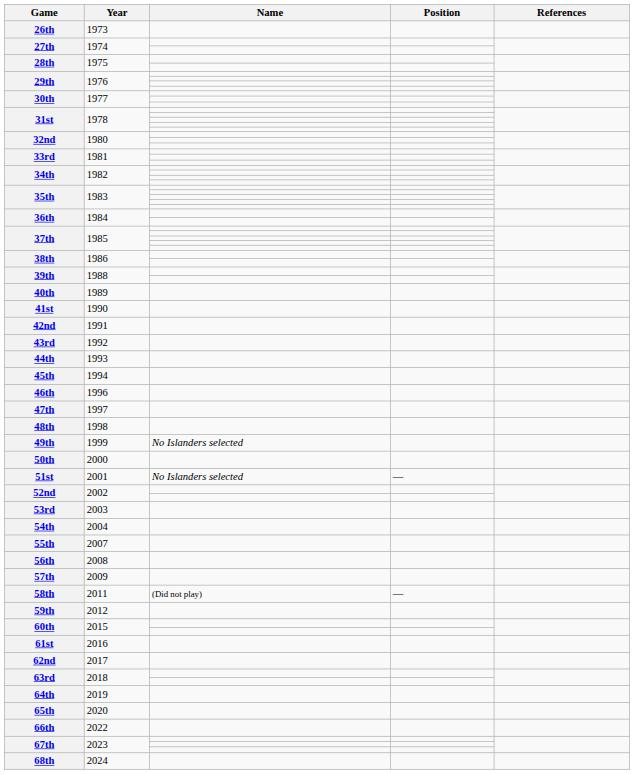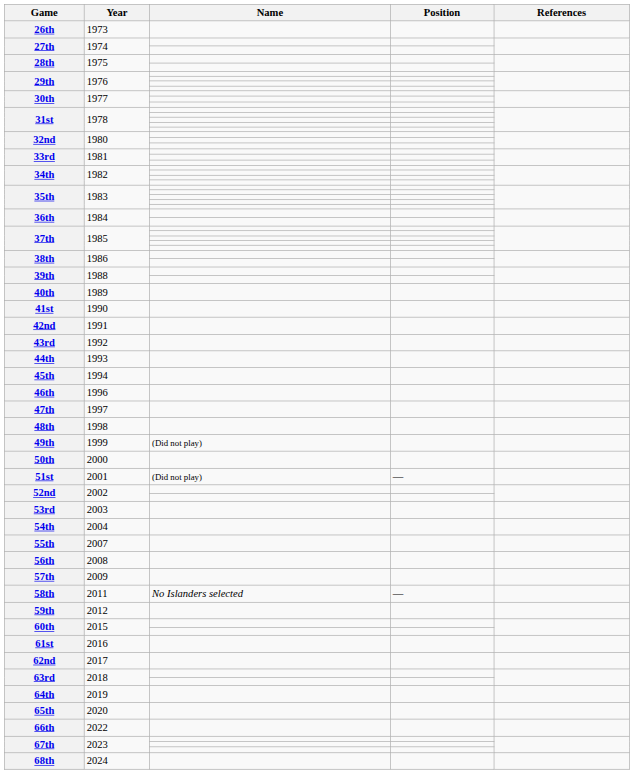(197, 443) No Islanders selected -> (177, 443) (Did not play)
(197, 476) No Islanders selected -> (177, 477) (Did not play)
(177, 594) (Did not play) -> (197, 593) No Islanders selected
